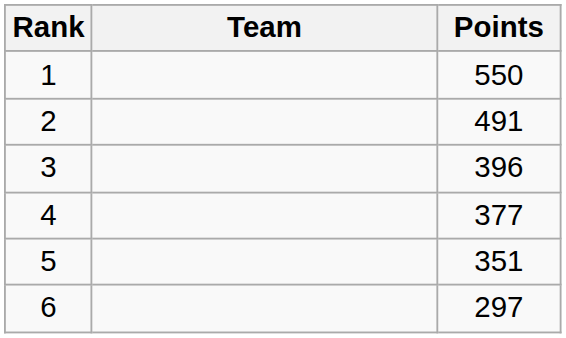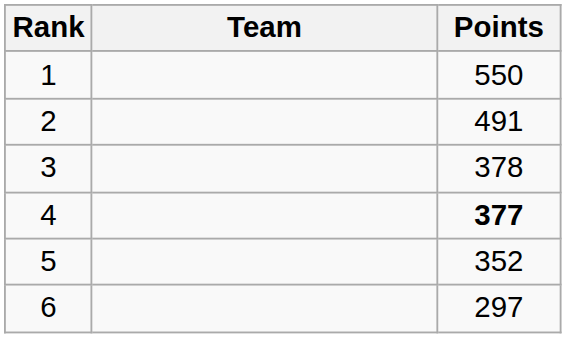(499, 167) 396 -> (499, 167) 378
(499, 214) normal -> (499, 214) bold
(499, 261) 351 -> (499, 261) 352
